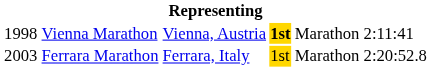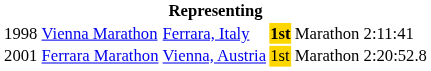(214, 33) Vienna, Austria -> (206, 33) Ferrara, Italy
(21, 56) 2003 -> (21, 56) 2001
(206, 56) Ferrara, Italy -> (214, 56) Vienna, Austria
